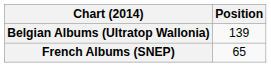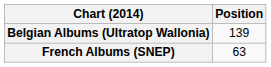(239, 52) 65 -> (239, 52) 63
